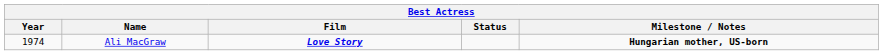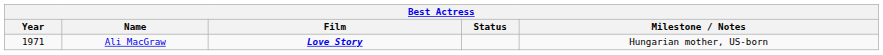(33, 42) 1974 -> (33, 42) 1971
(699, 42) bold -> (699, 42) normal
